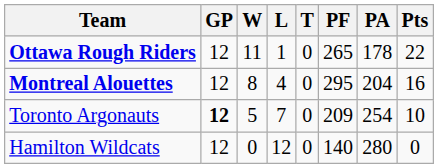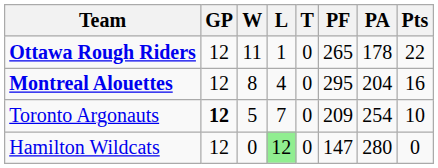(281, 147) no background -> (281, 147) lightgreen background
(338, 147) 140 -> (338, 147) 147
